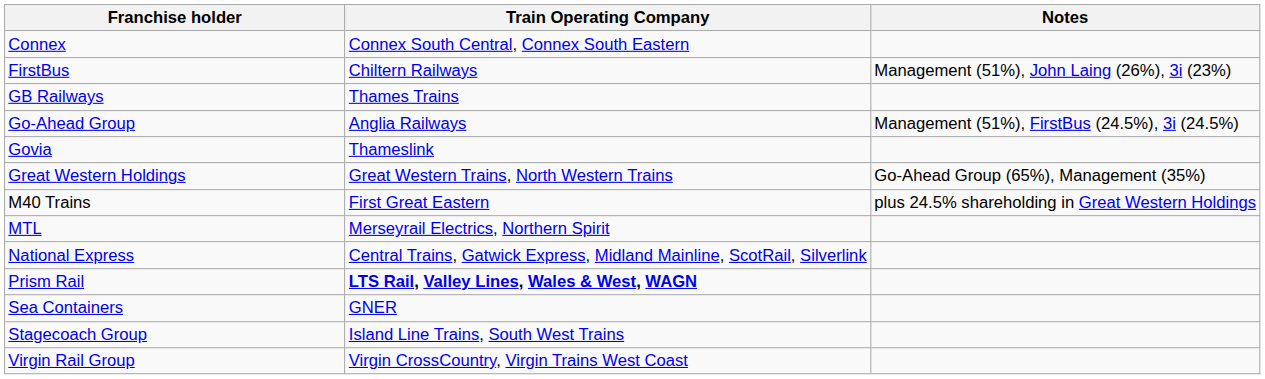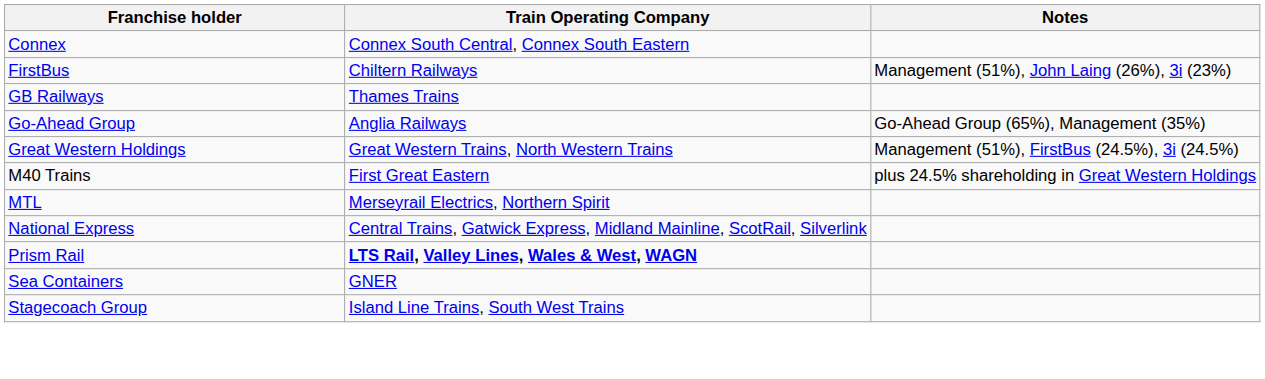(1057, 123) Management (51%), FirstBus (24.5%), 3i (24.5%) -> (1040, 123) Go-Ahead Group (65%), Management (35%)
- row: (30, 149)
(1040, 176) Go-Ahead Group (65%), Management (35%) -> (1057, 149) Management (51%), FirstBus (24.5%), 3i (24.5%)
- row: (72, 360)
